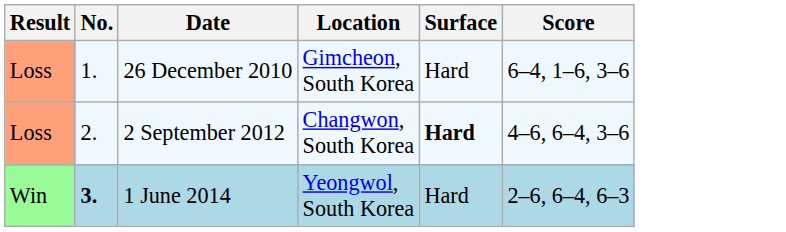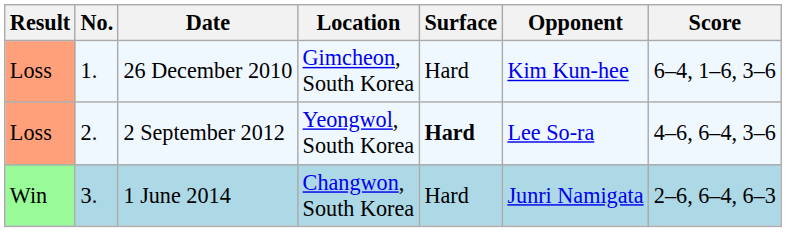+ column: (575, 22)
(358, 132) Changwon, South Korea -> (358, 132) Yeongwol, South Korea
(89, 194) bold -> (89, 194) normal
(358, 194) Yeongwol, South Korea -> (358, 194) Changwon, South Korea
